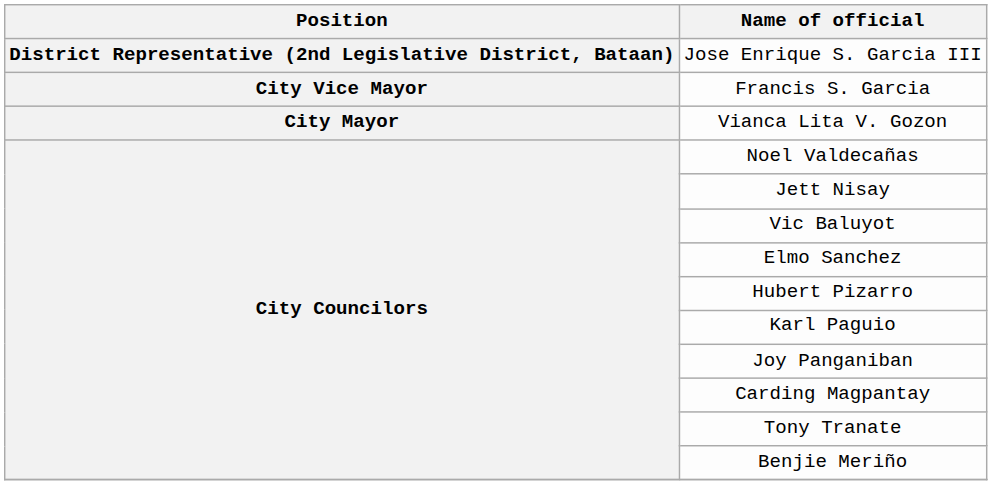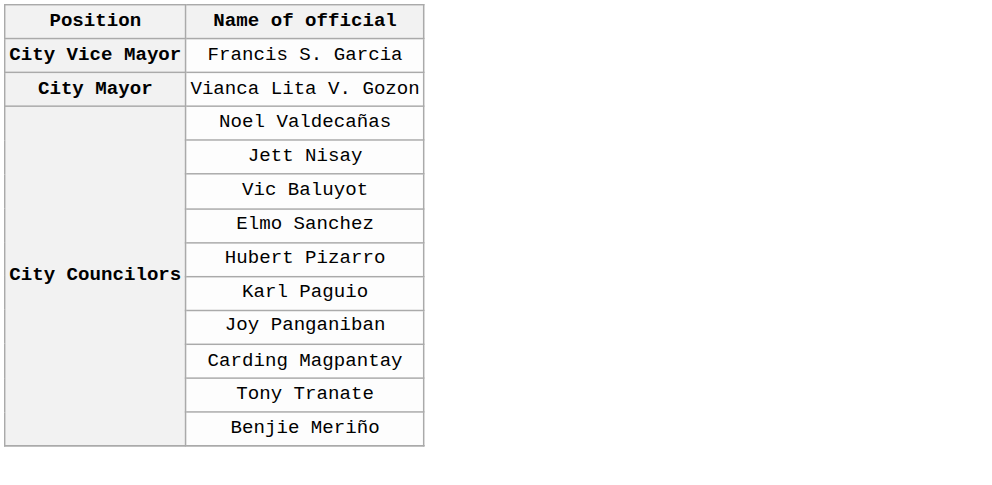- row: (833, 54)
